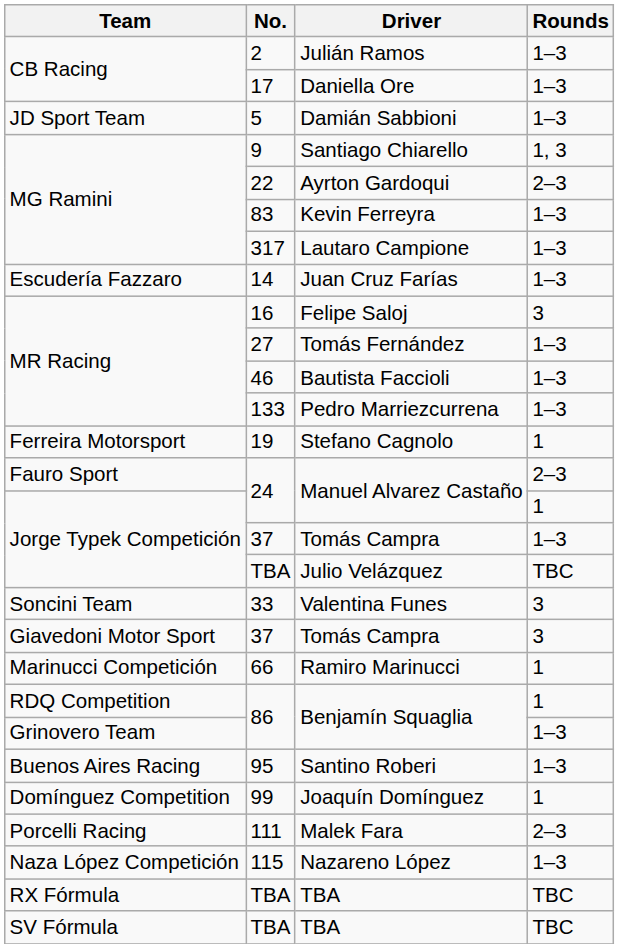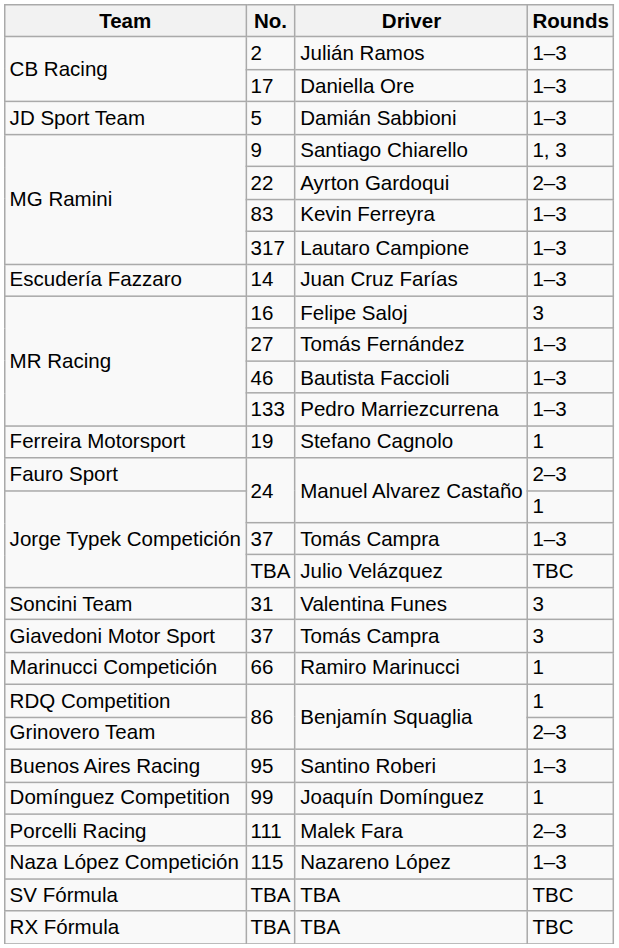(262, 603) 33 -> (262, 603) 31
(550, 733) 1–3 -> (550, 733) 2–3
rows swapped: (64, 895) <-> (64, 927)
